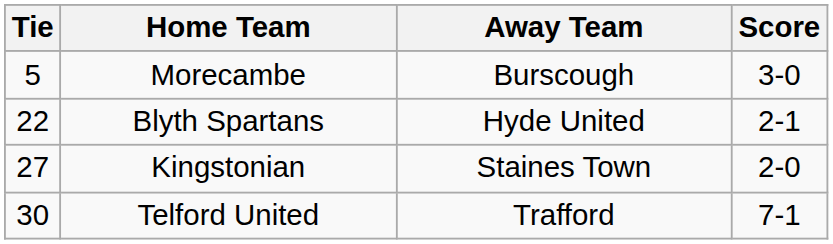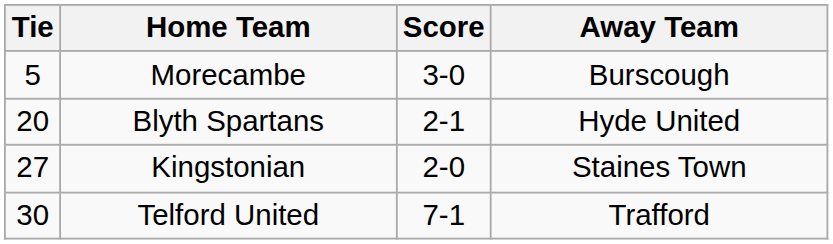columns swapped: (779, 27) <-> (564, 27)
(33, 121) 22 -> (33, 121) 20
